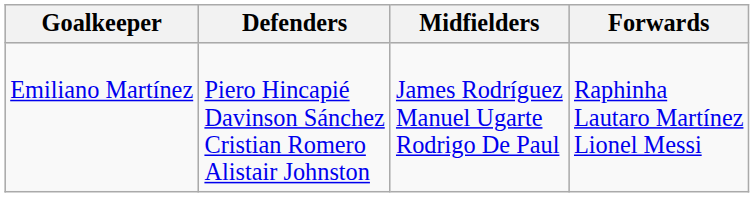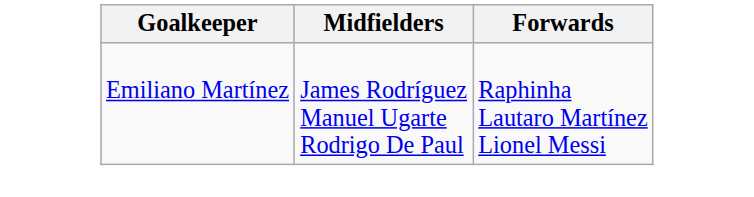- column: (295, 23)
